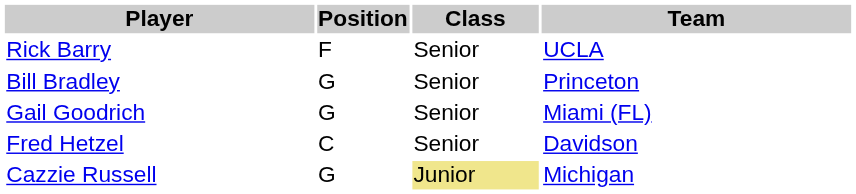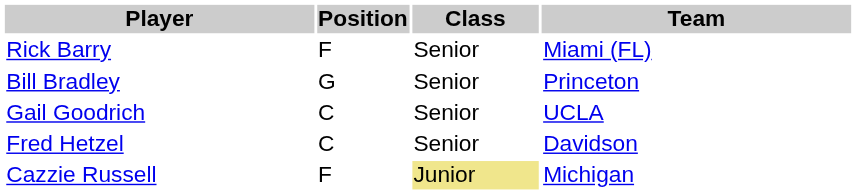(573, 50) UCLA -> (597, 50) Miami (FL)
(327, 112) G -> (326, 112) C
(597, 112) Miami (FL) -> (573, 112) UCLA
(327, 175) G -> (325, 175) F
